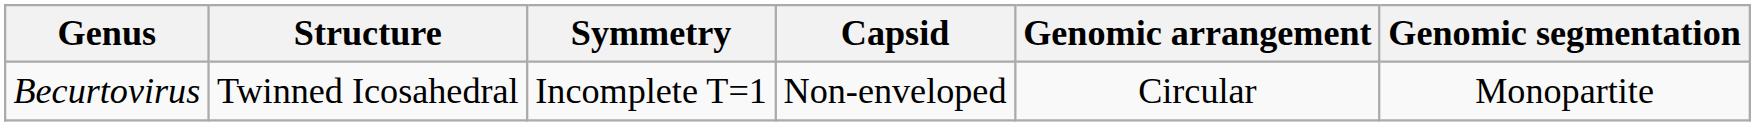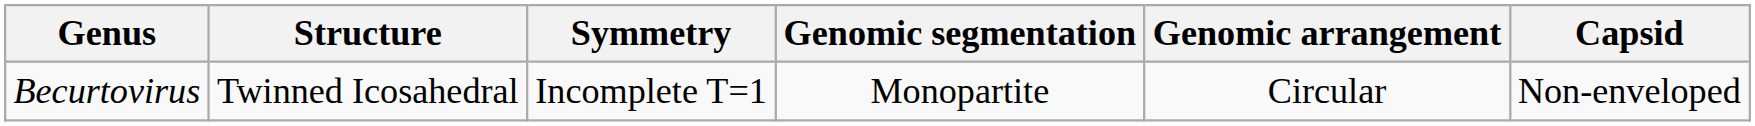columns swapped: (895, 33) <-> (1565, 33)
